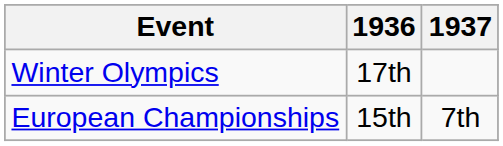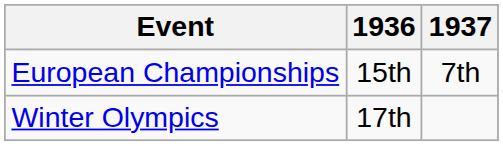rows swapped: (115, 72) <-> (175, 117)
